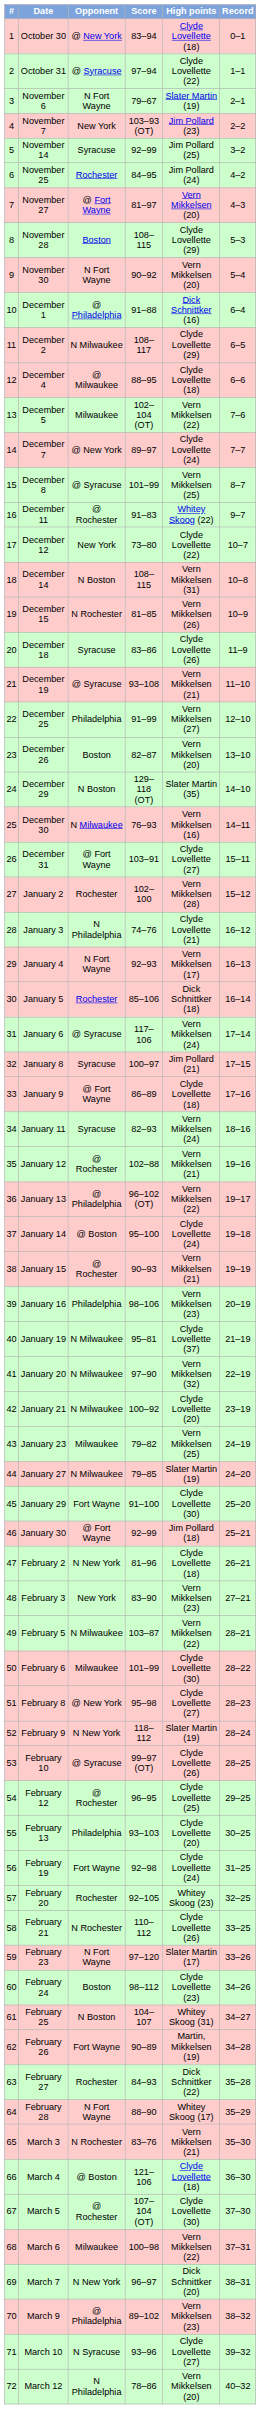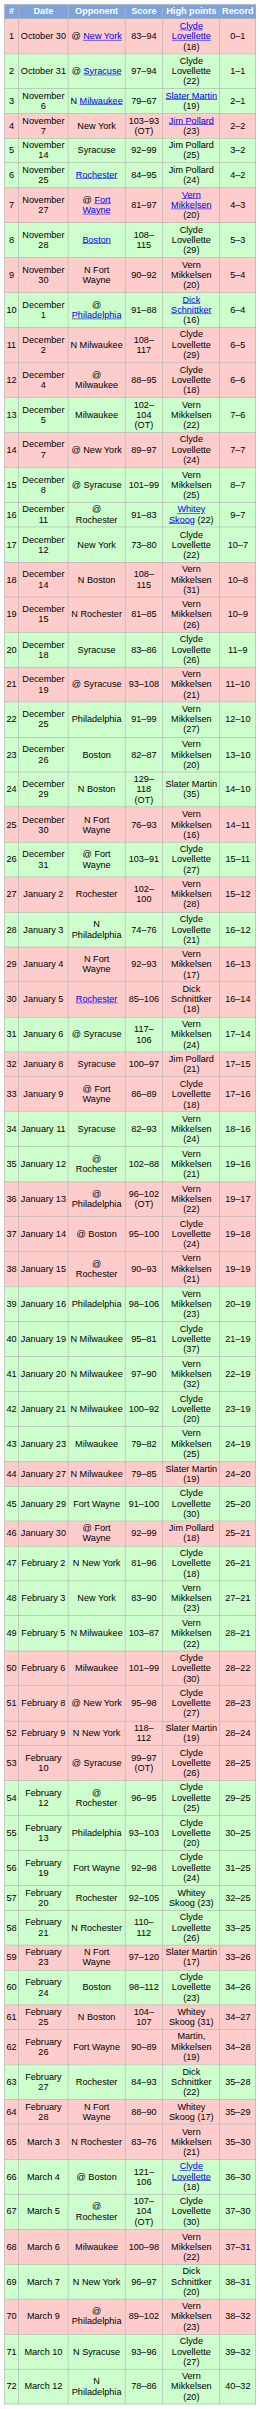(97, 101) N Fort Wayne -> (97, 101) N Milwaukee
(97, 824) N Milwaukee -> (97, 824) N Fort Wayne
